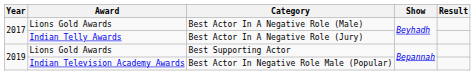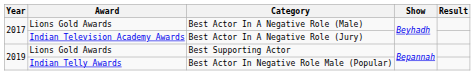(76, 37) Indian Telly Awards -> (107, 37) Indian Television Academy Awards
(107, 63) Indian Television Academy Awards -> (76, 63) Indian Telly Awards
